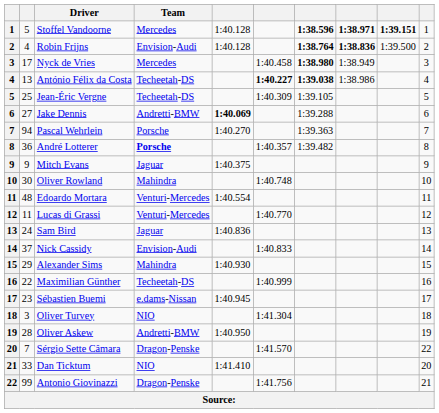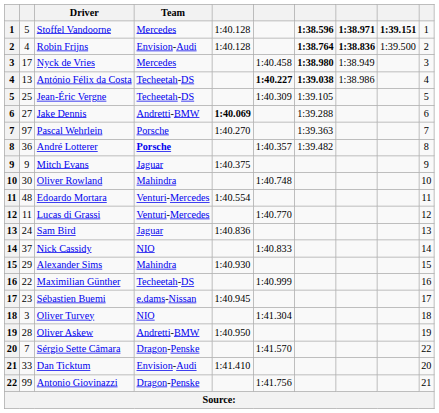(27, 130) 94 -> (27, 130) 97
(167, 248) Envision-Audi -> (146, 248) NIO
(146, 365) NIO -> (167, 365) Envision-Audi
